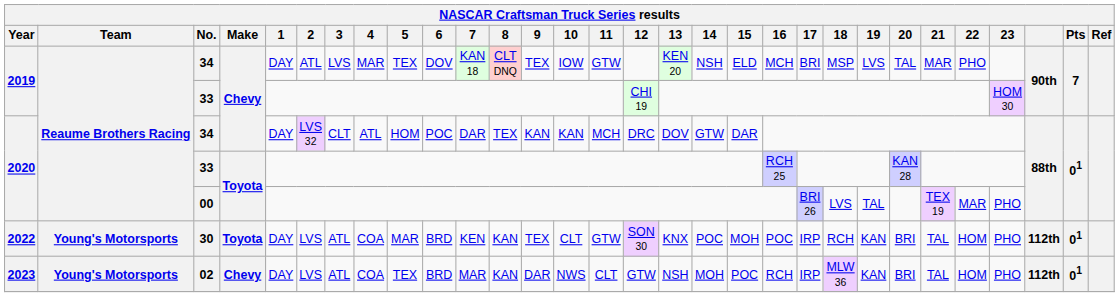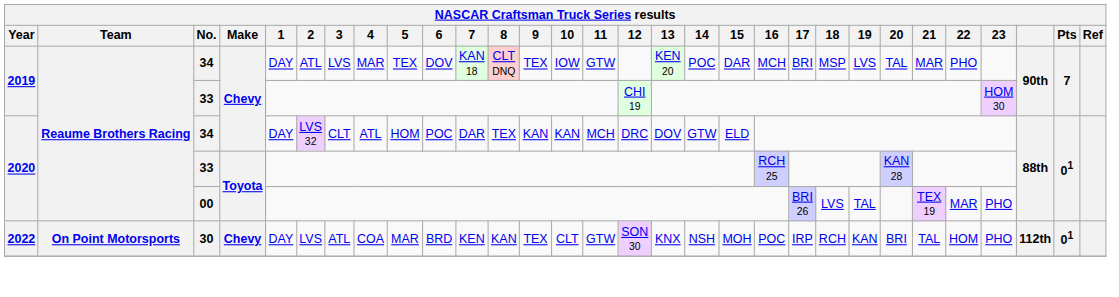(709, 63) NSH -> (702, 63) POC
(745, 63) ELD -> (737, 63) DAR
(745, 133) DAR -> (737, 133) ELD
(116, 239) Young's Motorsports -> (116, 239) On Point Motorsports
(243, 239) Toyota -> (243, 239) Chevy
(709, 239) POC -> (702, 239) NSH
- row: (21, 274)
